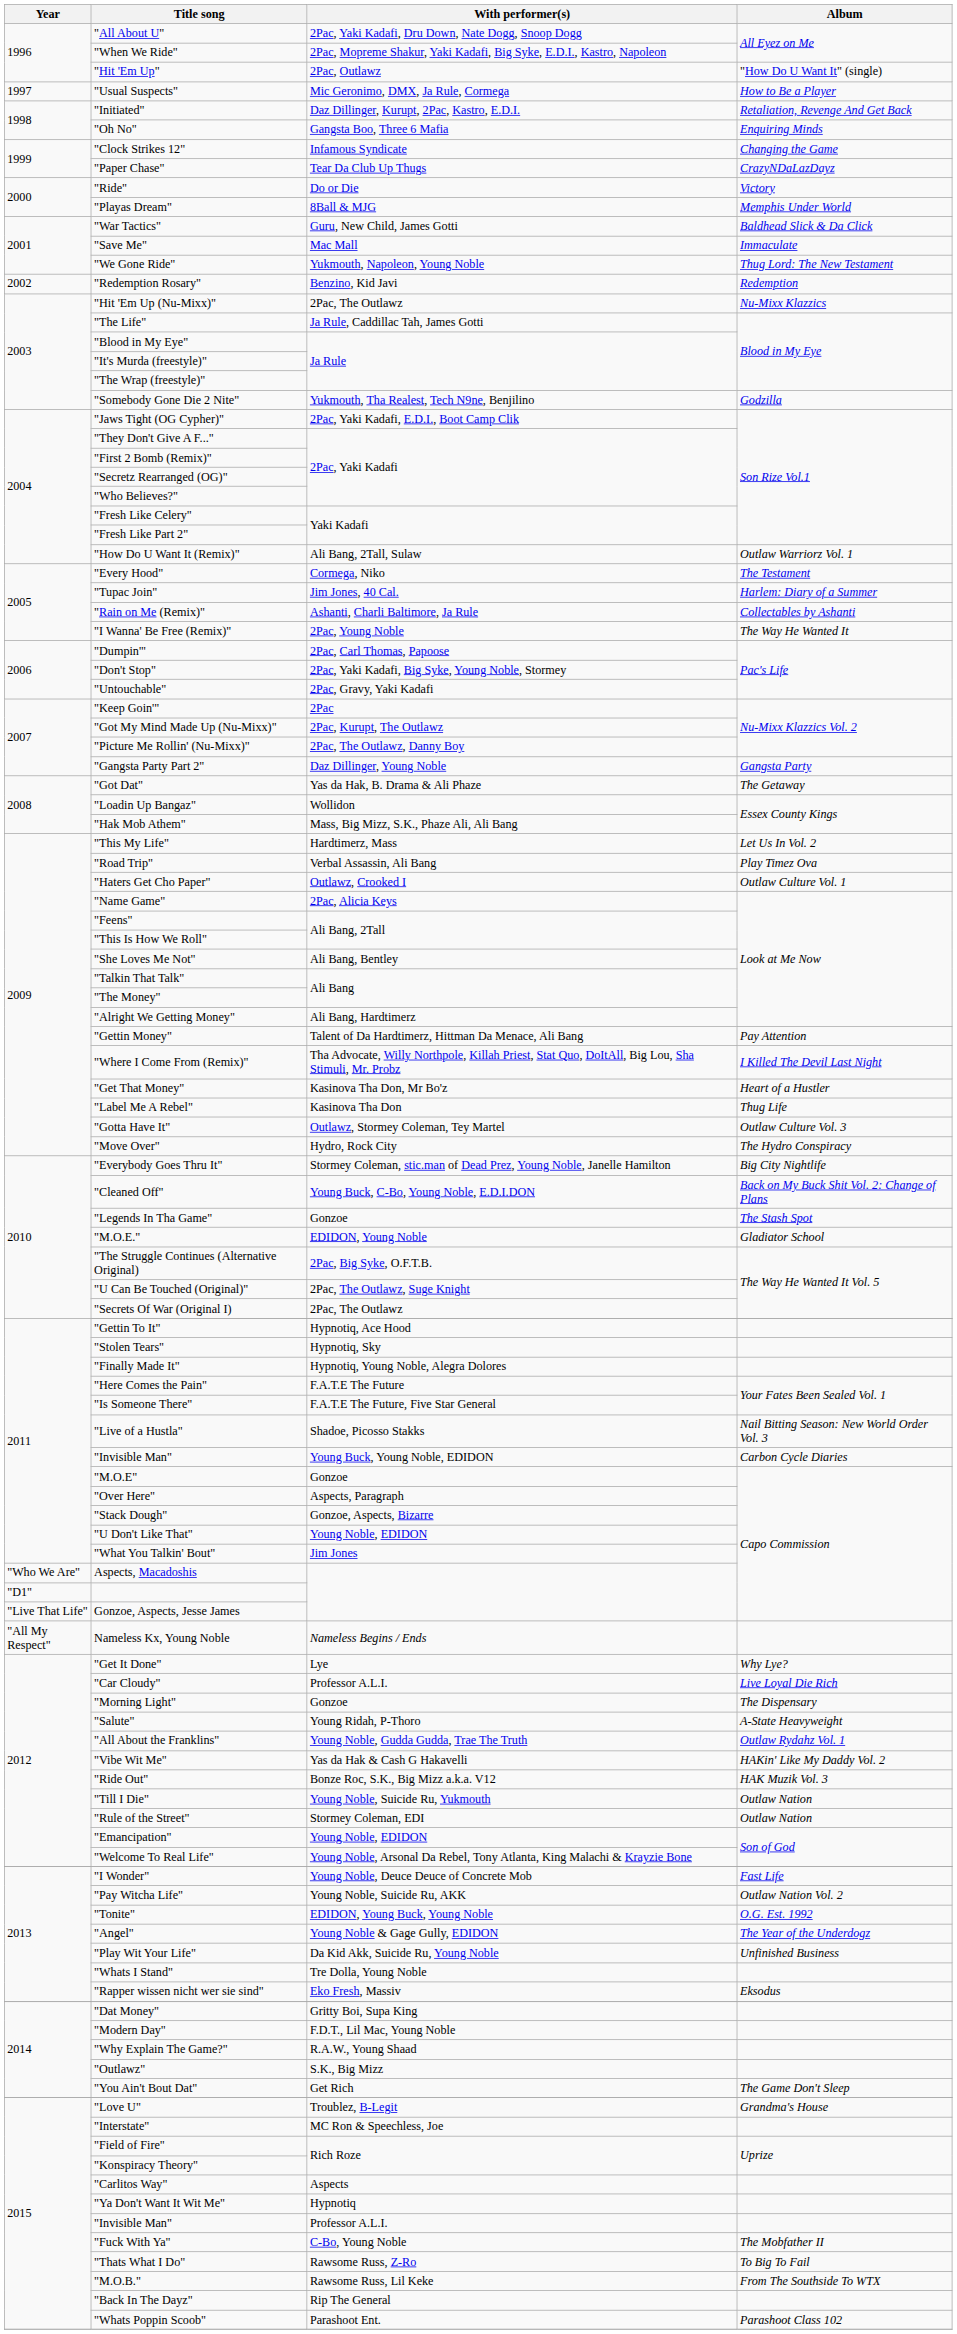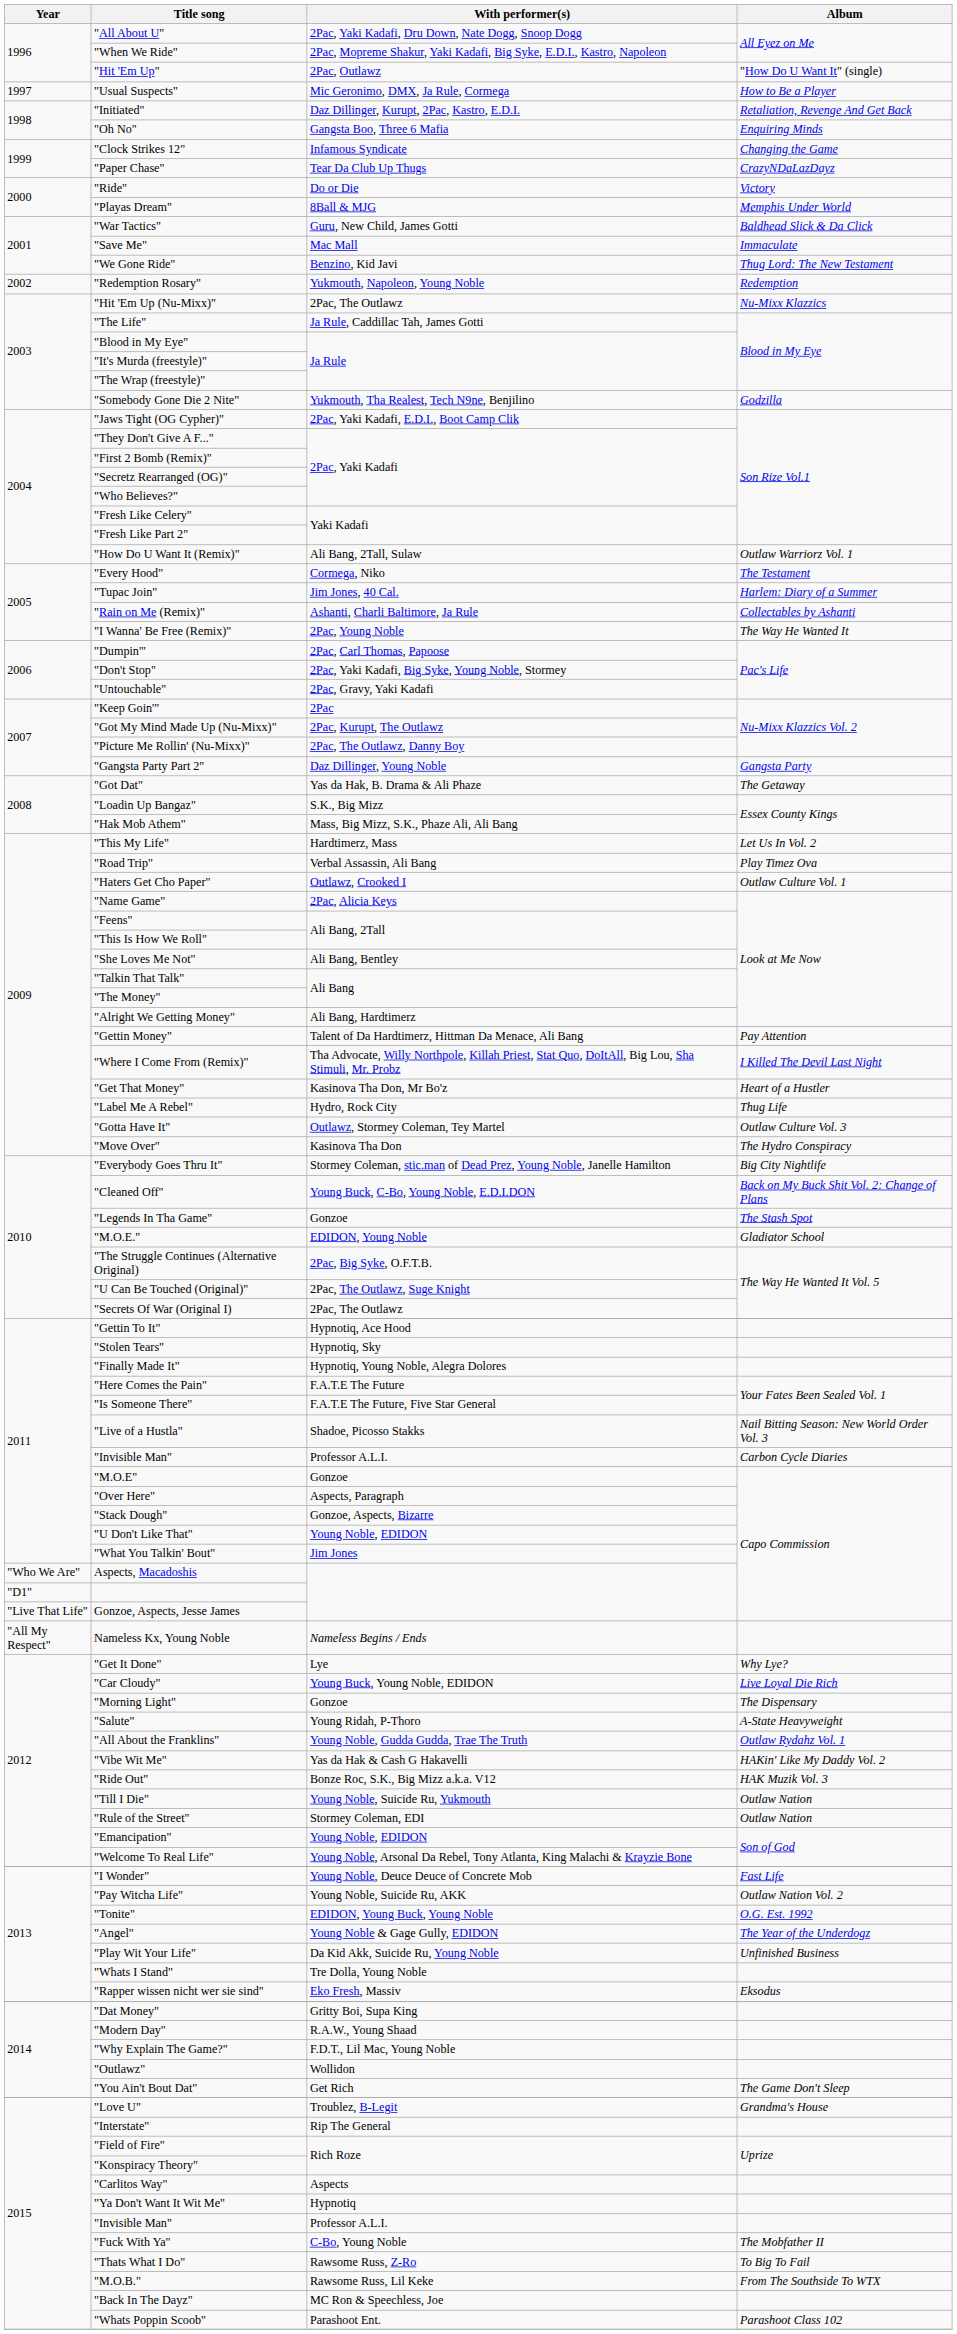(397, 264) Yukmouth, Napoleon, Young Noble -> (354, 264) Benzino, Kid Javi
(354, 284) Benzino, Kid Javi -> (397, 284) Yukmouth, Napoleon, Young Noble
(332, 804) Wollidon -> (347, 804) S.K., Big Mizz
(356, 1107) Kasinova Tha Don -> (353, 1107) Hydro, Rock City
(353, 1146) Hydro, Rock City -> (356, 1146) Kasinova Tha Don
(402, 1457) Young Buck, Young Noble, EDIDON -> (349, 1457) Professor A.L.I.
(349, 1683) Professor A.L.I. -> (402, 1683) Young Buck, Young Noble, EDIDON
(383, 2030) F.D.T., Lil Mac, Young Noble -> (363, 2030) R.A.W., Young Shaad
(363, 2049) R.A.W., Young Shaad -> (383, 2049) F.D.T., Lil Mac, Young Noble
(347, 2068) S.K., Big Mizz -> (332, 2068) Wollidon
(377, 2126) MC Ron & Speechless, Joe -> (350, 2126) Rip The General
(350, 2300) Rip The General -> (377, 2300) MC Ron & Speechless, Joe
